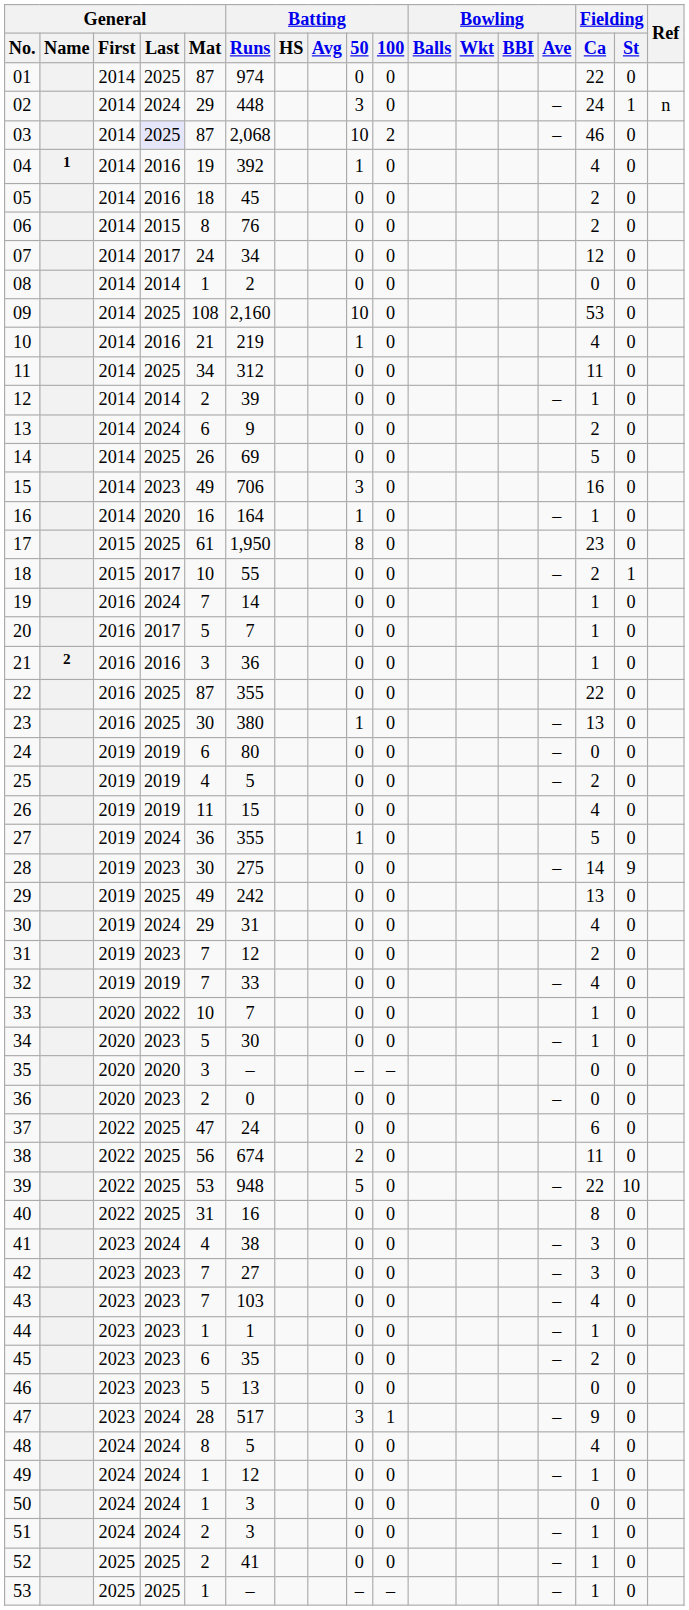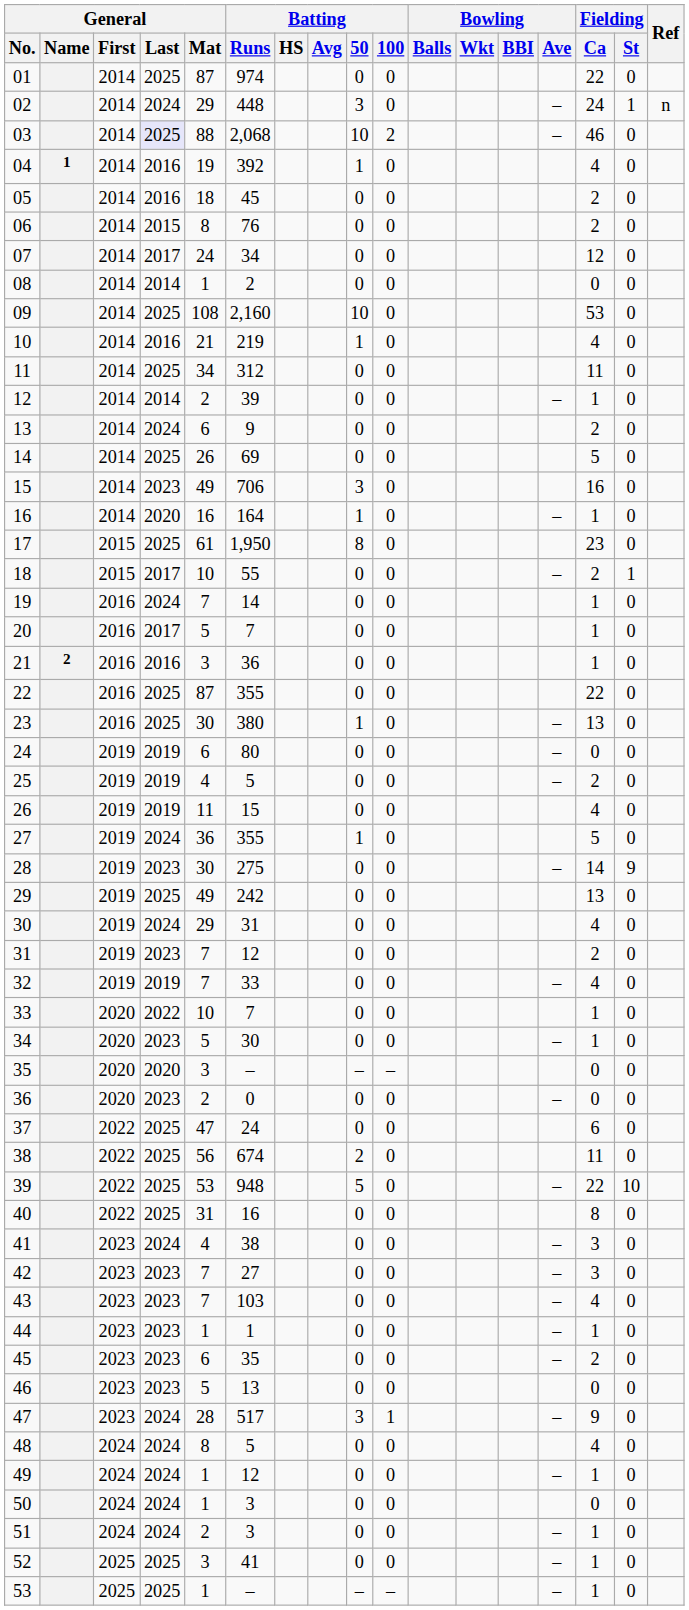(205, 134) 87 -> (205, 134) 88
(205, 1561) 2 -> (205, 1561) 3
